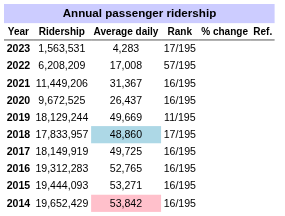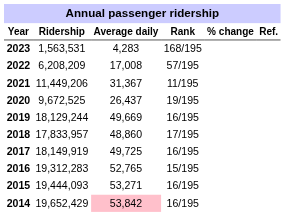(180, 49) 17/195 -> (183, 49) 168/195
(180, 83) 16/195 -> (183, 83) 11/195
(180, 100) 16/195 -> (183, 100) 19/195
(180, 117) 11/195 -> (183, 117) 16/195
(126, 134) lightblue background -> (126, 134) no background
(180, 169) 16/195 -> (183, 169) 15/195
